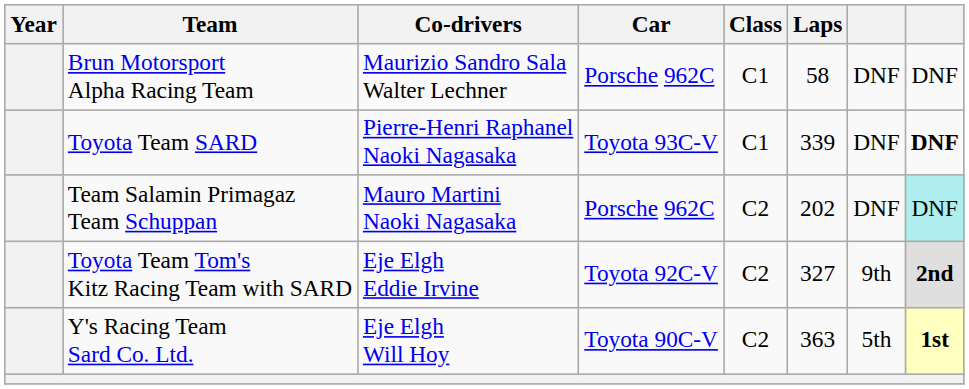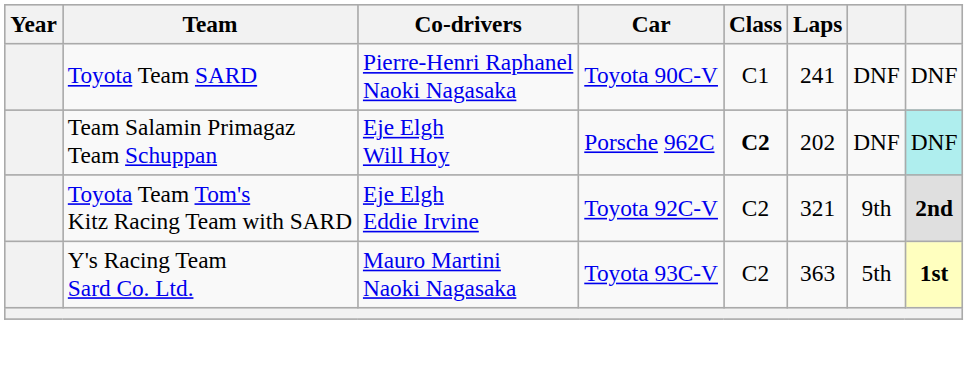- row: (161, 76)
(651, 142) Toyota 93C-V -> (651, 76) Toyota 90C-V
(818, 142) 339 -> (818, 76) 241
(935, 142) bold -> (934, 76) normal
(440, 208) Mauro Martini Naoki Nagasaka -> (406, 142) Eje Elgh Will Hoy
(755, 208) normal -> (755, 142) bold
(818, 274) 327 -> (818, 208) 321
(406, 340) Eje Elgh Will Hoy -> (440, 274) Mauro Martini Naoki Nagasaka
(651, 340) Toyota 90C-V -> (651, 274) Toyota 93C-V
